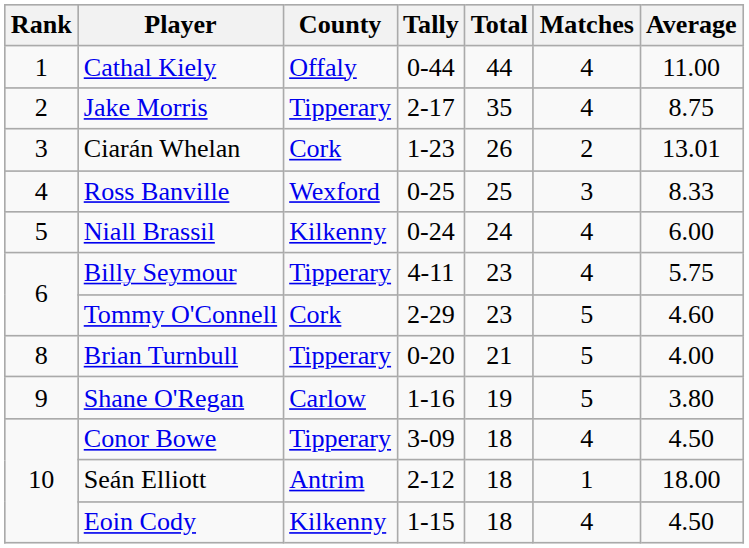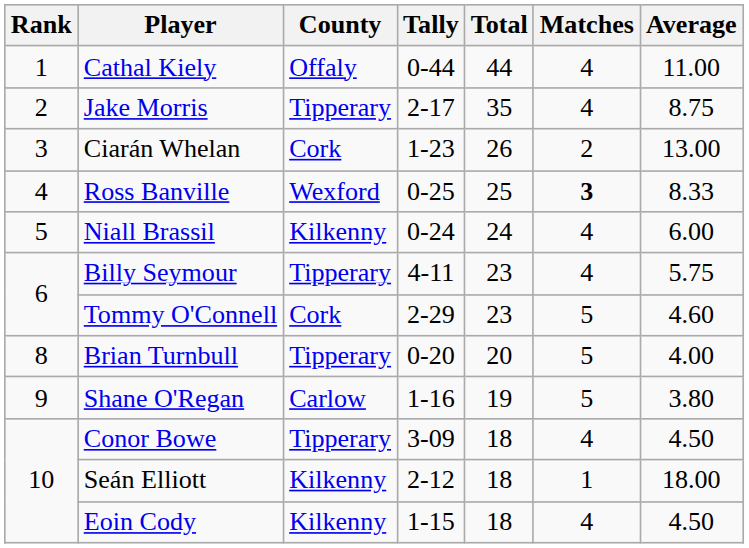(691, 149) 13.01 -> (691, 149) 13.00
(587, 190) normal -> (587, 190) bold
(499, 356) 21 -> (499, 356) 20
(327, 480) Antrim -> (338, 480) Kilkenny
